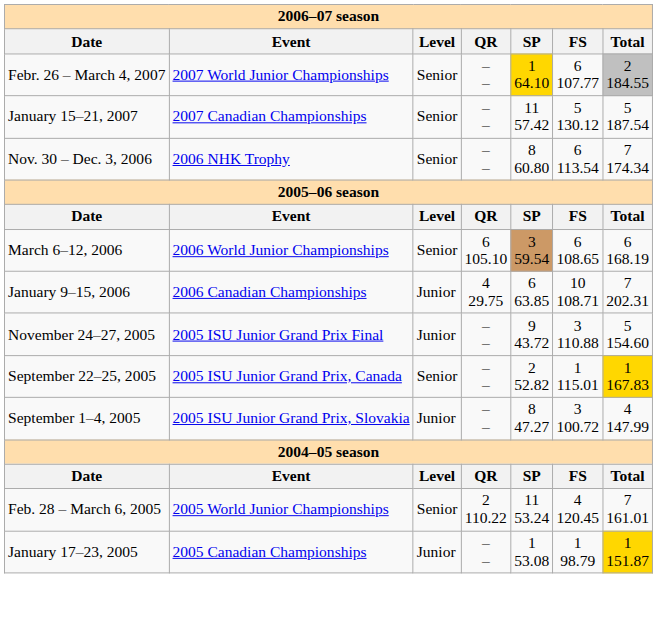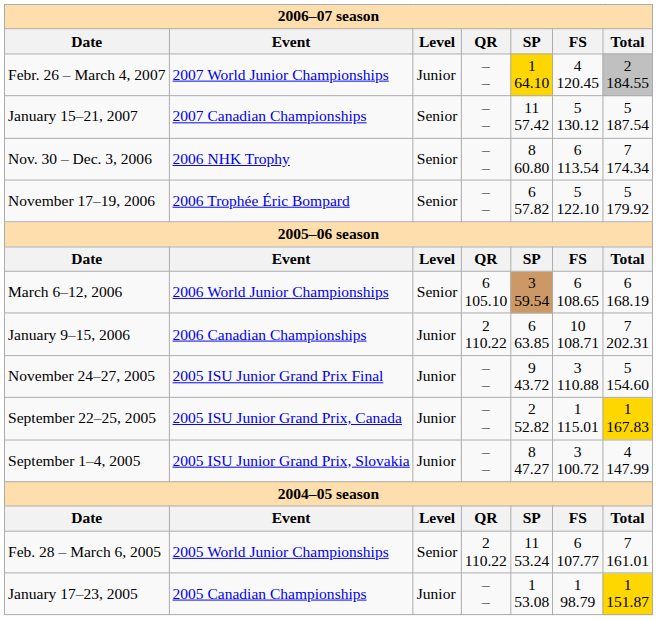(437, 74) Senior -> (436, 74) Junior
(578, 74) 6 107.77 -> (578, 74) 4 120.45
+ row: (82, 200)
(486, 292) 4 29.75 -> (486, 334) 2 110.22
(437, 376) Senior -> (436, 418) Junior
(578, 509) 4 120.45 -> (578, 551) 6 107.77
